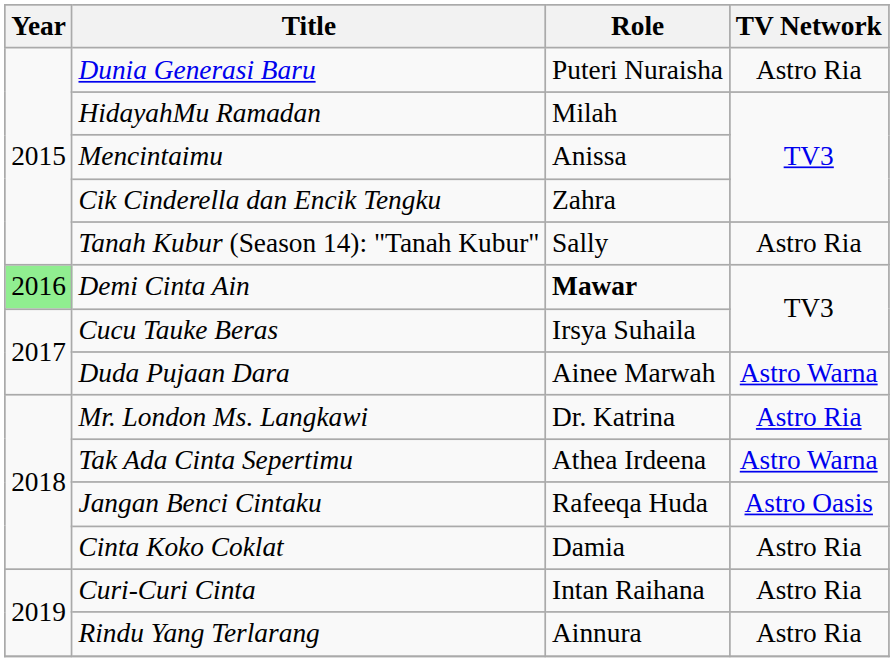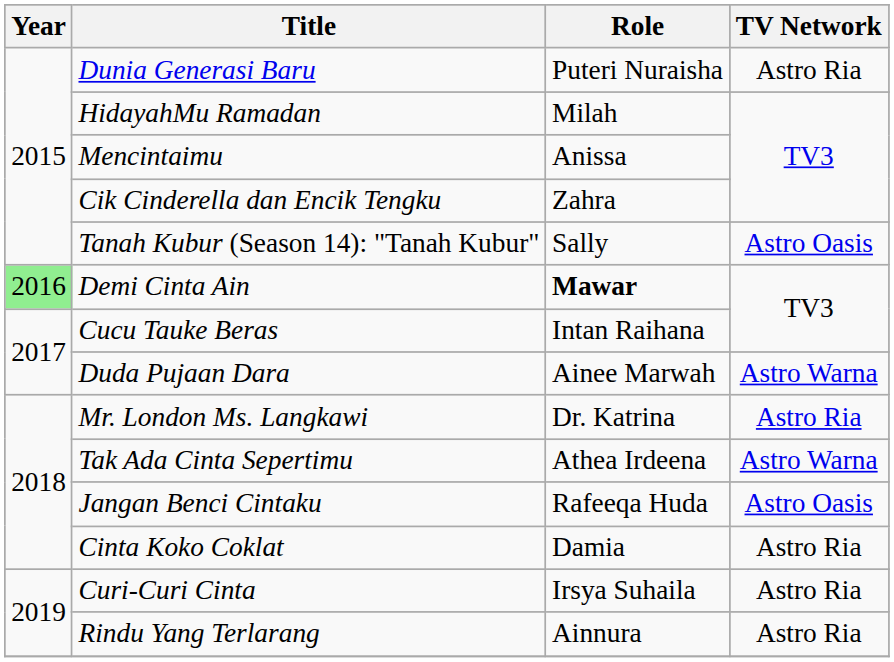(809, 243) Astro Ria -> (809, 243) Astro Oasis
(624, 329) Irsya Suhaila -> (628, 329) Intan Raihana
(628, 590) Intan Raihana -> (624, 590) Irsya Suhaila
